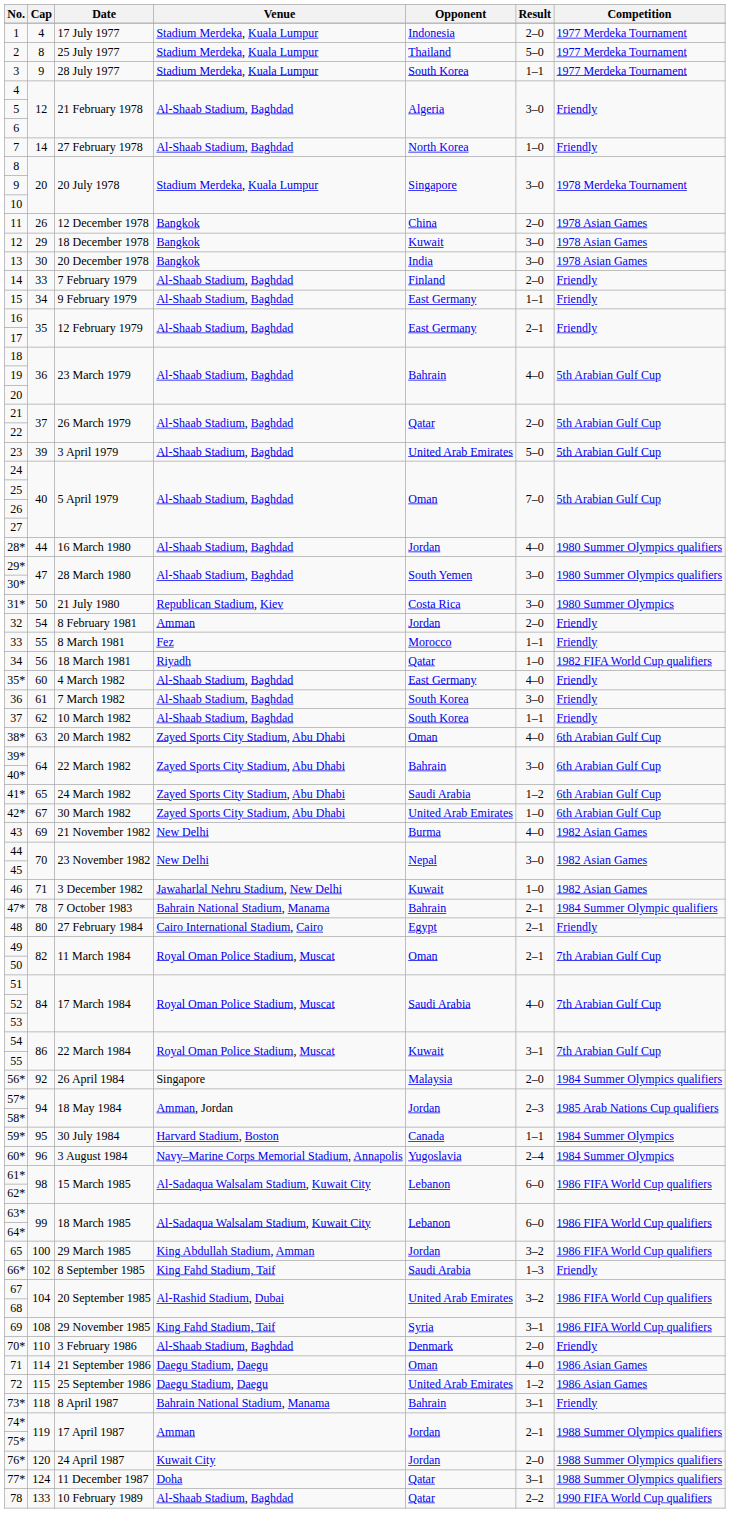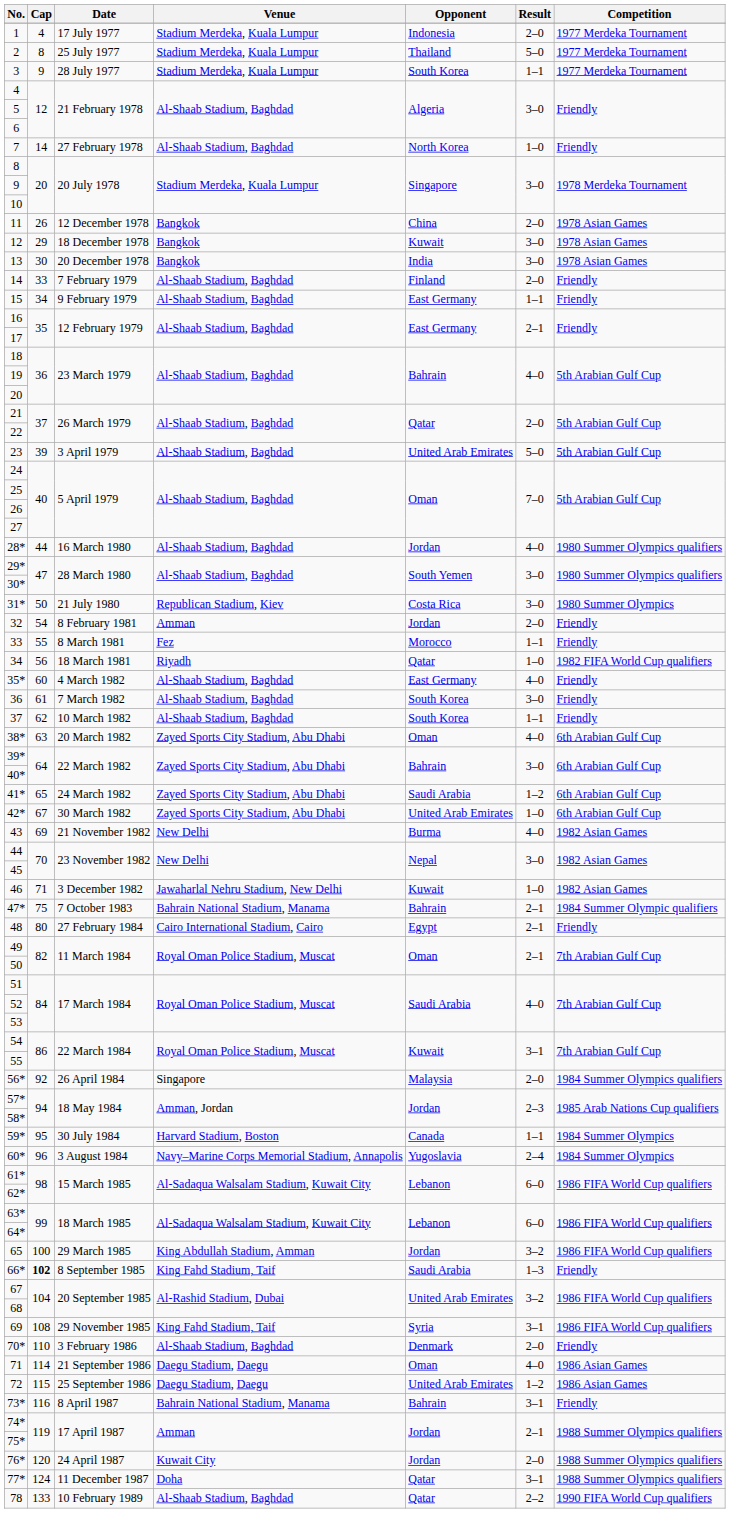(41, 908) 78 -> (41, 908) 75
(41, 1270) normal -> (41, 1270) bold
(41, 1403) 118 -> (41, 1403) 116
